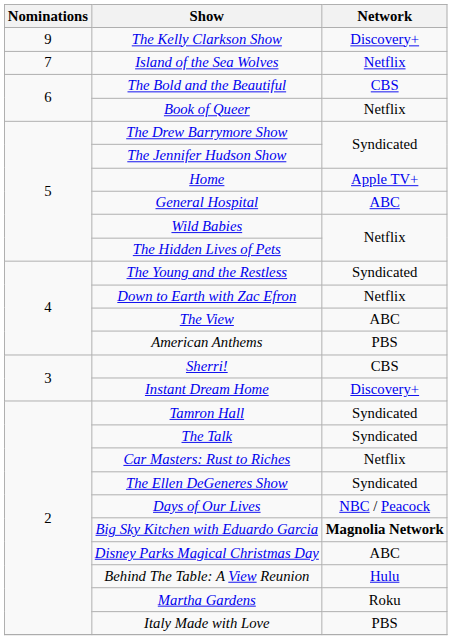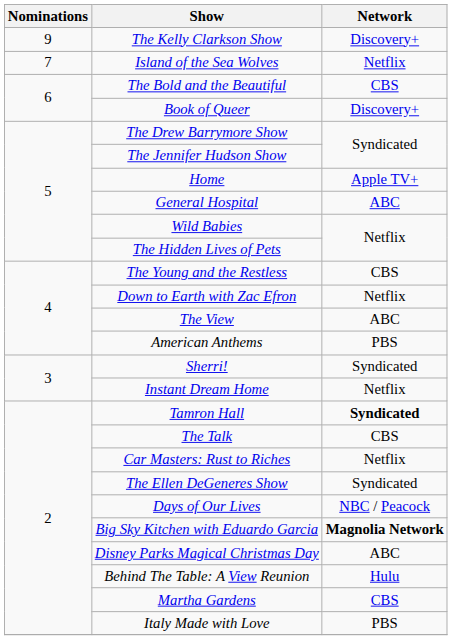(385, 109) Netflix -> (385, 109) Discovery+
(385, 272) Syndicated -> (385, 272) CBS
(385, 366) CBS -> (385, 366) Syndicated
(385, 389) Discovery+ -> (385, 389) Netflix
(385, 413) normal -> (385, 413) bold
(385, 436) Syndicated -> (385, 436) CBS
(385, 599) Roku -> (385, 599) CBS
